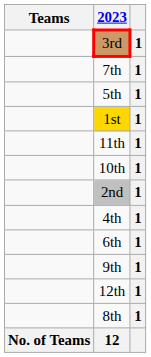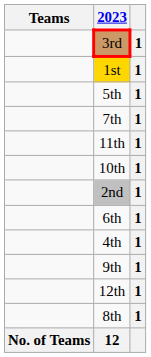rows swapped: (112, 119) <-> (112, 70)
rows swapped: (112, 217) <-> (112, 241)
